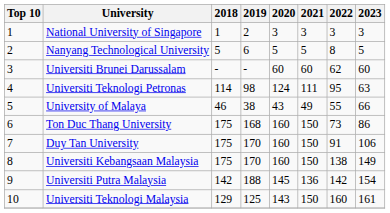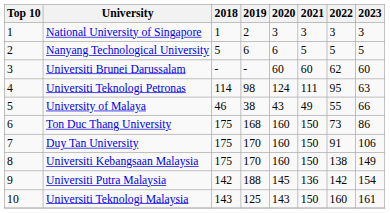(275, 50) 5 -> (275, 50) 6
(332, 50) 8 -> (332, 50) 5
(223, 198) 129 -> (223, 198) 143
